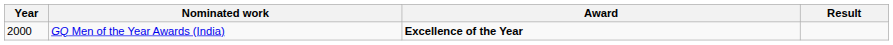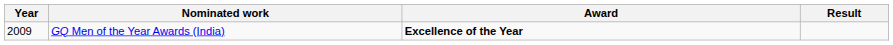(19, 31) 2000 -> (19, 31) 2009
